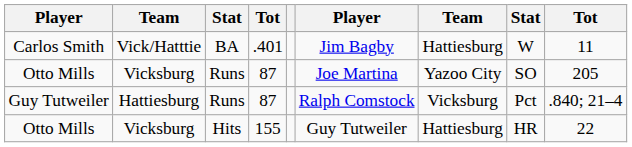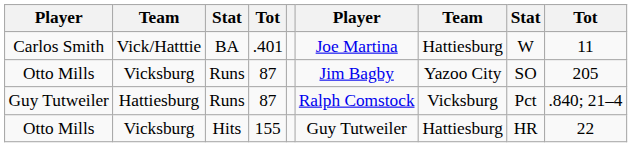(357, 45) Jim Bagby -> (357, 45) Joe Martina
(357, 73) Joe Martina -> (357, 73) Jim Bagby
